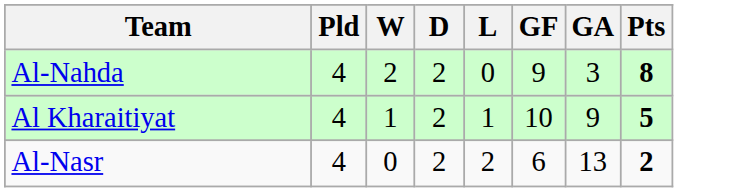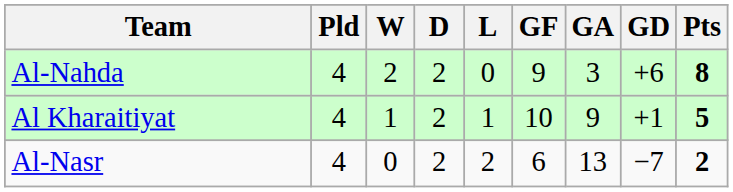+ column: (649, 27)
